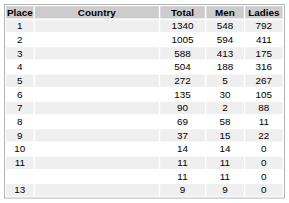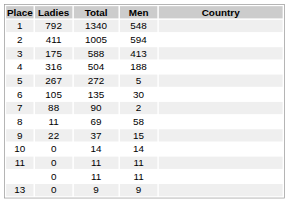columns swapped: (97, 12) <-> (264, 12)
